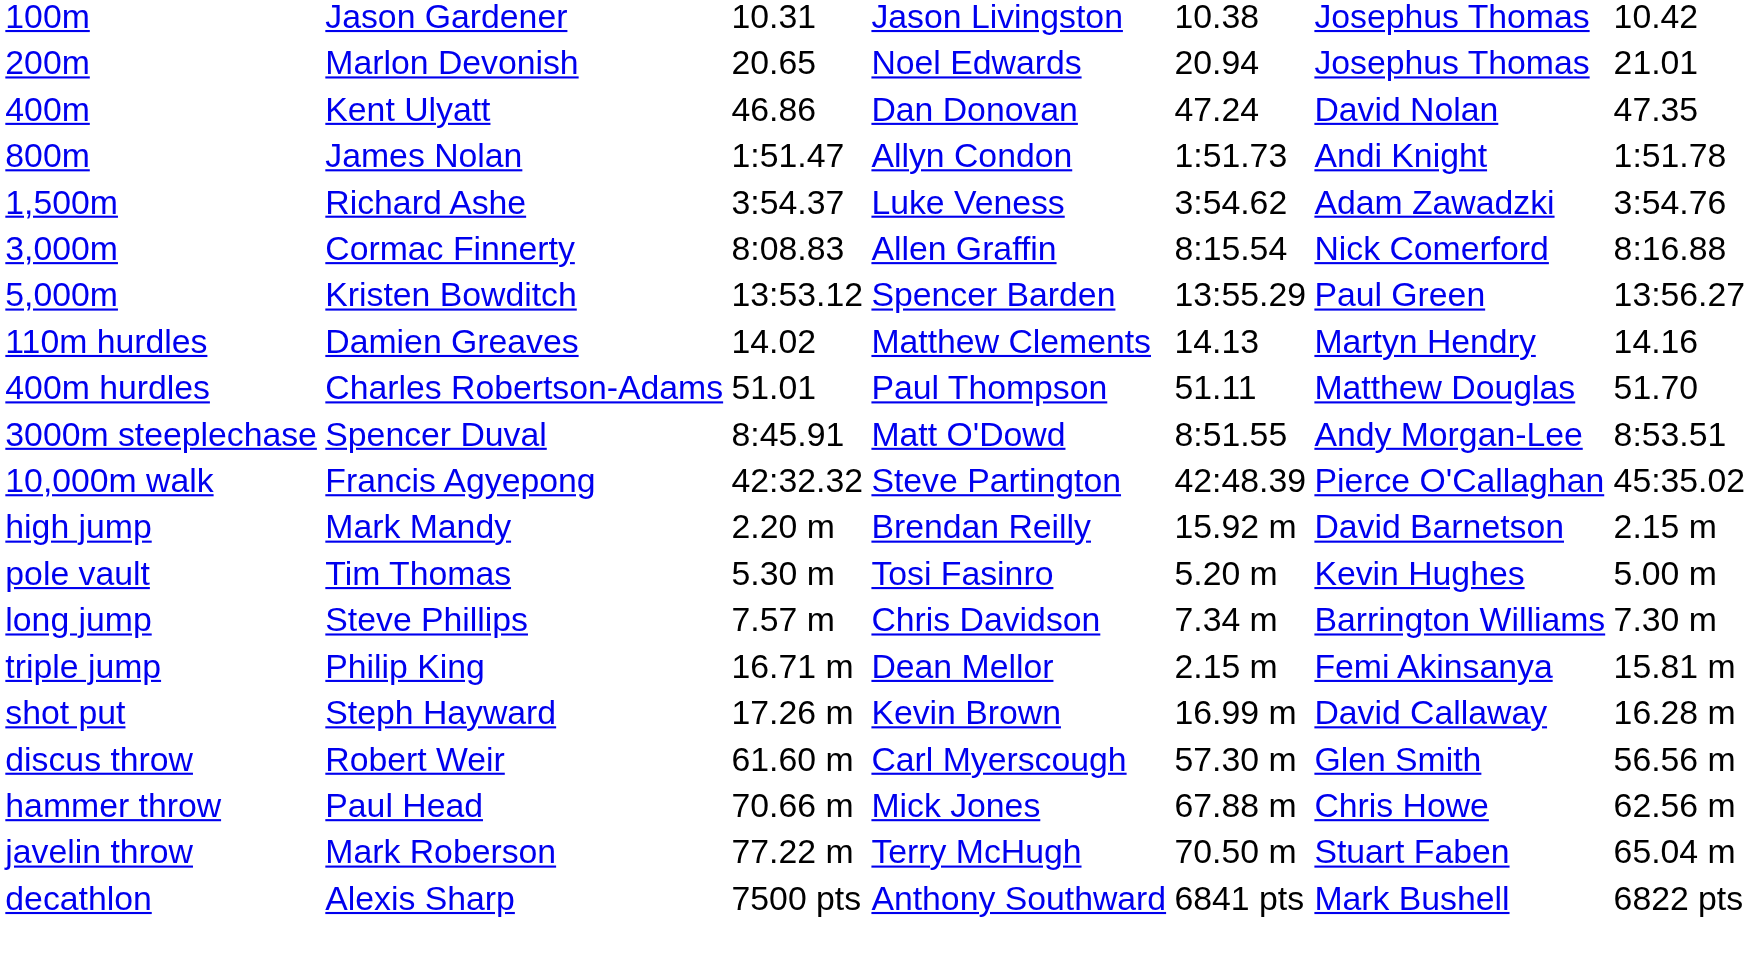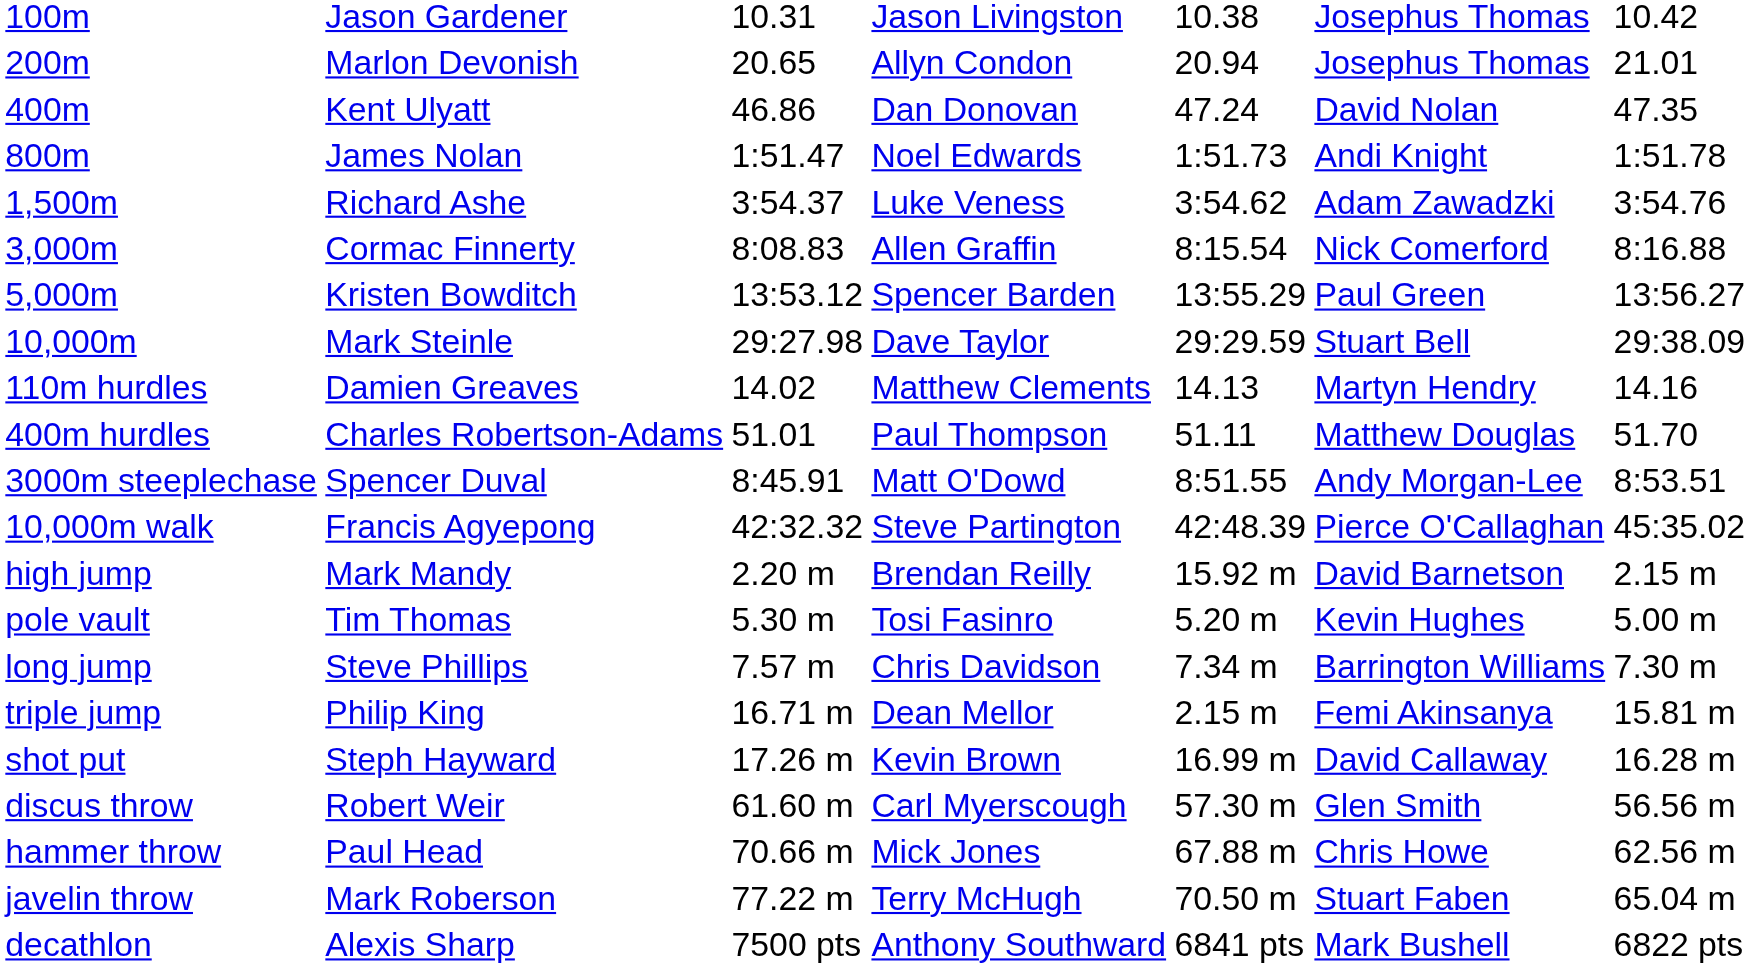(977, 63) Noel Edwards -> (972, 63) Allyn Condon
(972, 156) Allyn Condon -> (977, 156) Noel Edwards
+ row: (71, 341)
